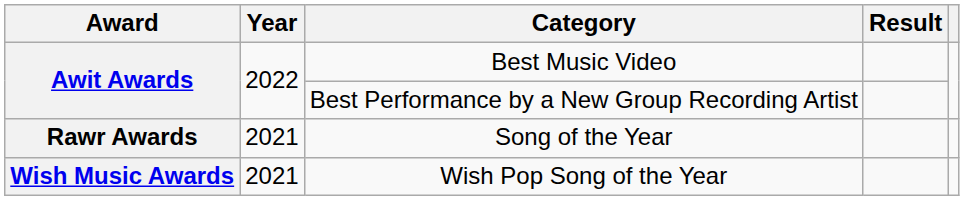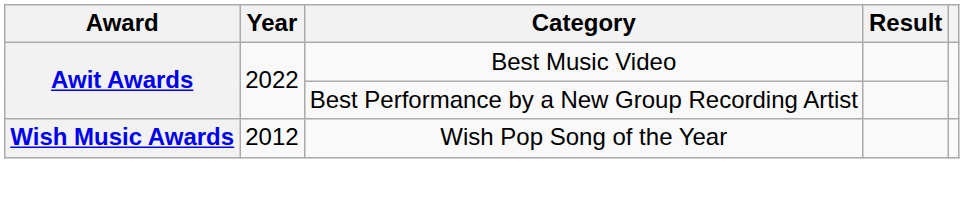- row: (584, 137)
(272, 175) 2021 -> (272, 137) 2012
